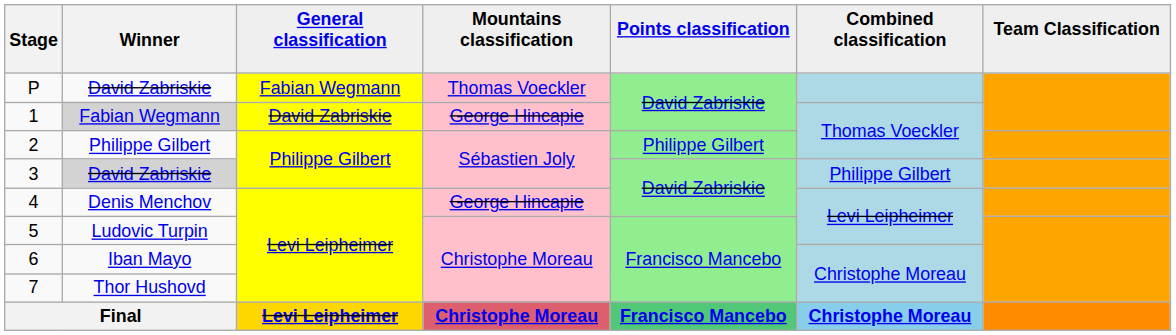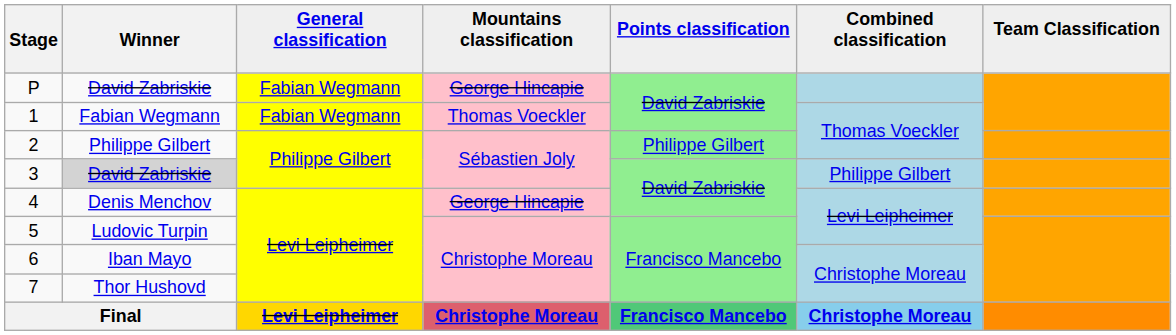(517, 88) Thomas Voeckler -> (517, 88) George Hincapie
(150, 117) lightgrey background -> (150, 117) no background
(330, 117) David Zabriskie -> (330, 117) Fabian Wegmann
(517, 117) George Hincapie -> (517, 117) Thomas Voeckler
